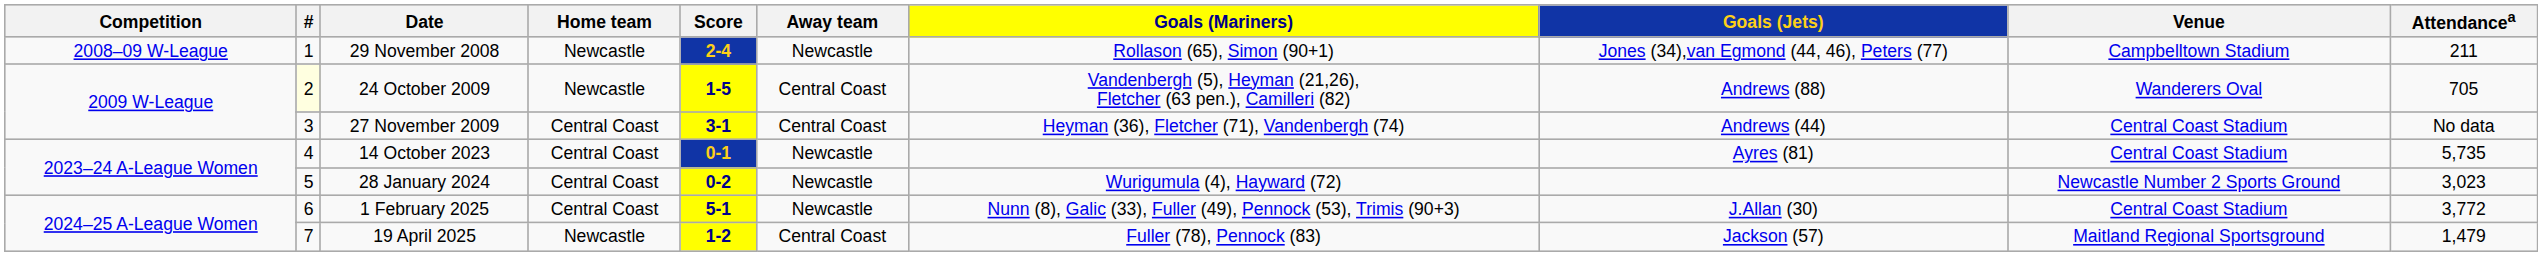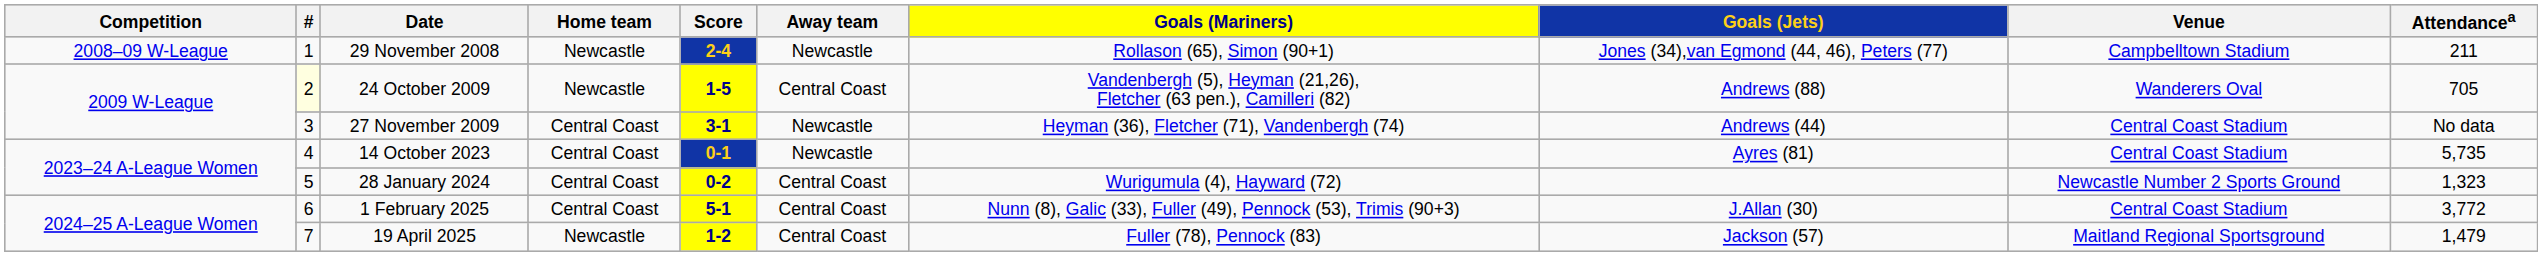(832, 126) Central Coast -> (832, 126) Newcastle
(832, 181) Newcastle -> (832, 181) Central Coast
(2464, 181) 3,023 -> (2464, 181) 1,323
(832, 209) Newcastle -> (832, 209) Central Coast
